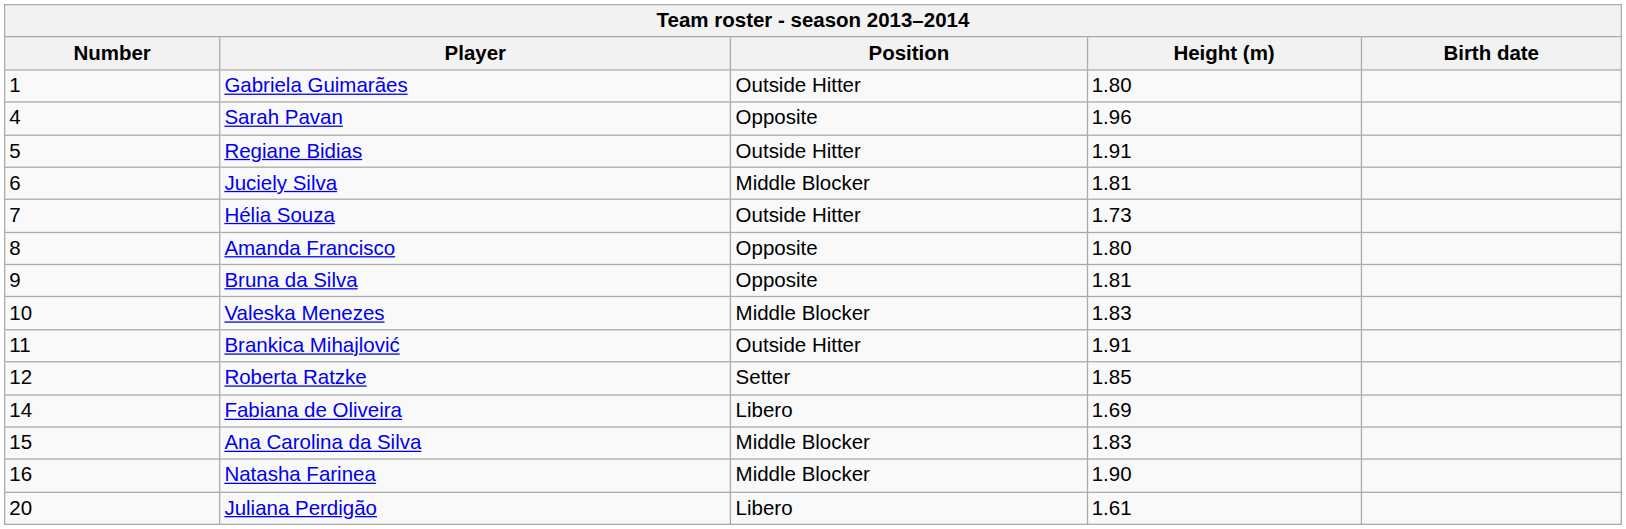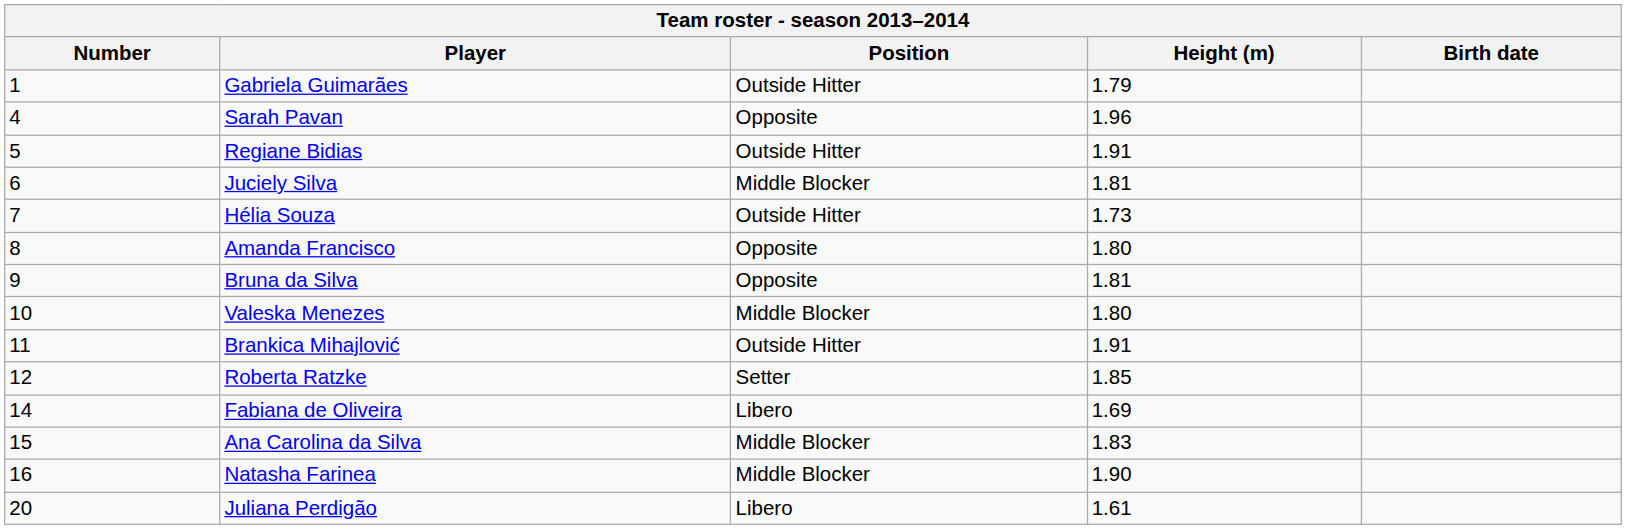(1112, 85) 1.80 -> (1112, 85) 1.79
(1112, 313) 1.83 -> (1112, 313) 1.80
